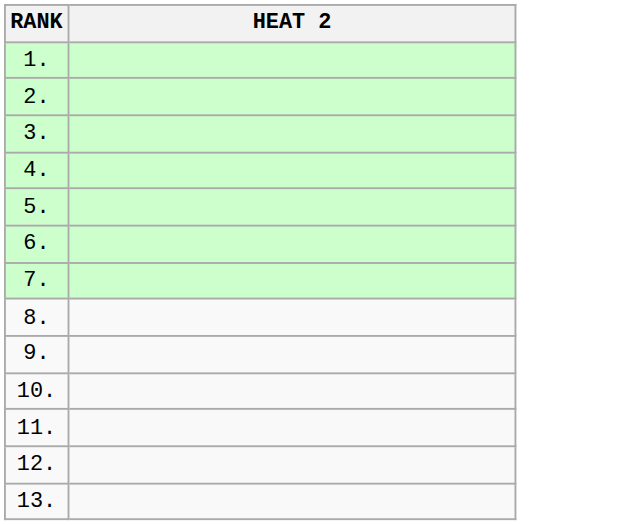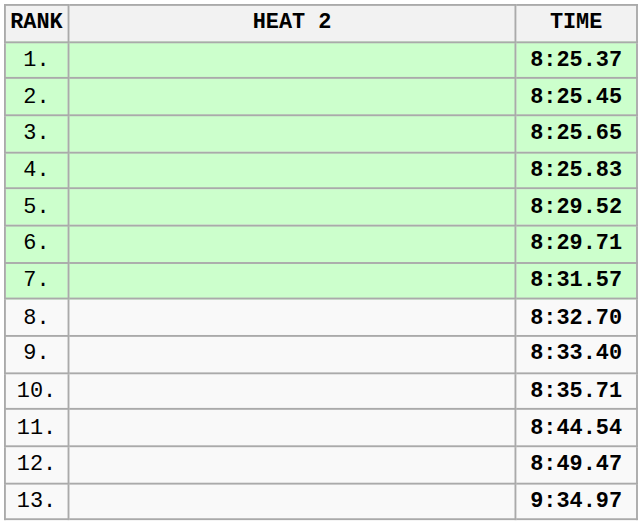+ column: (576, 23)
